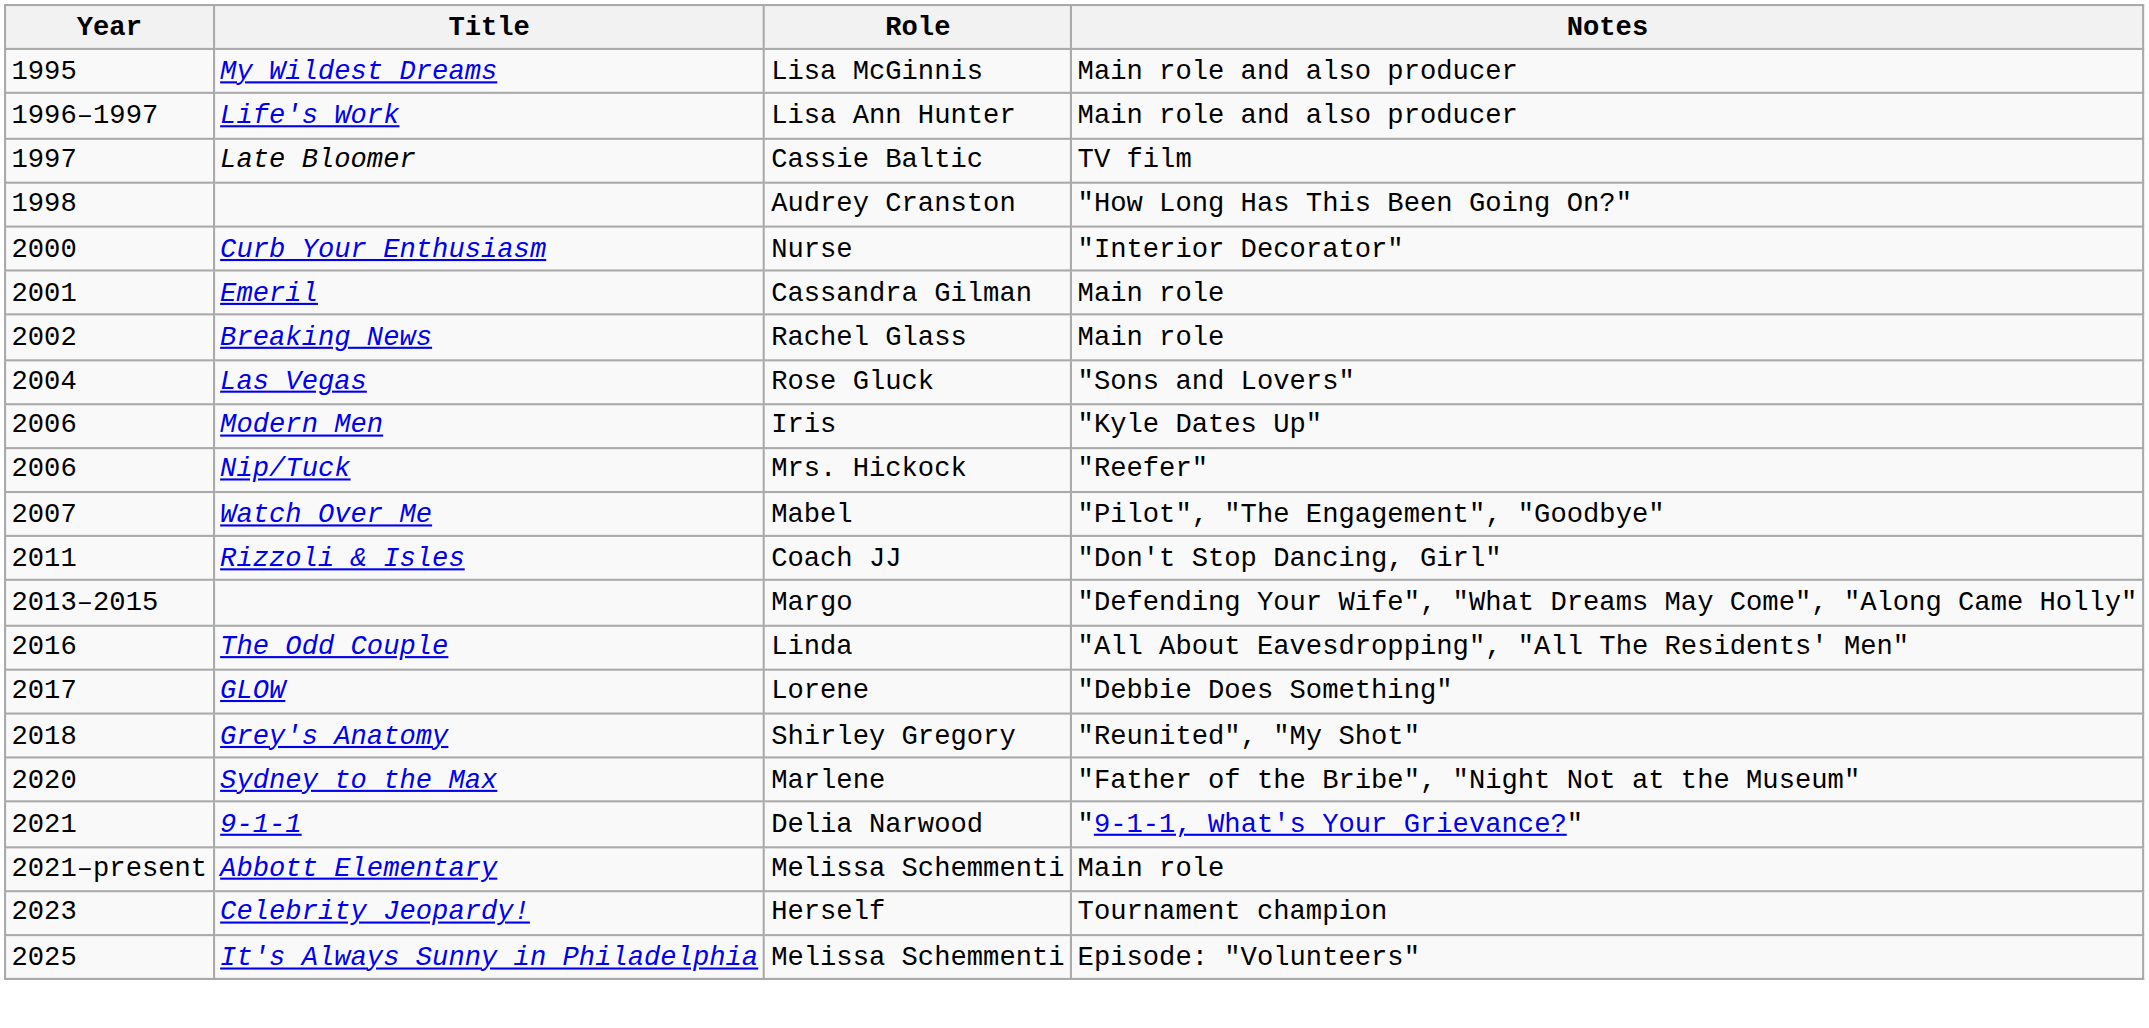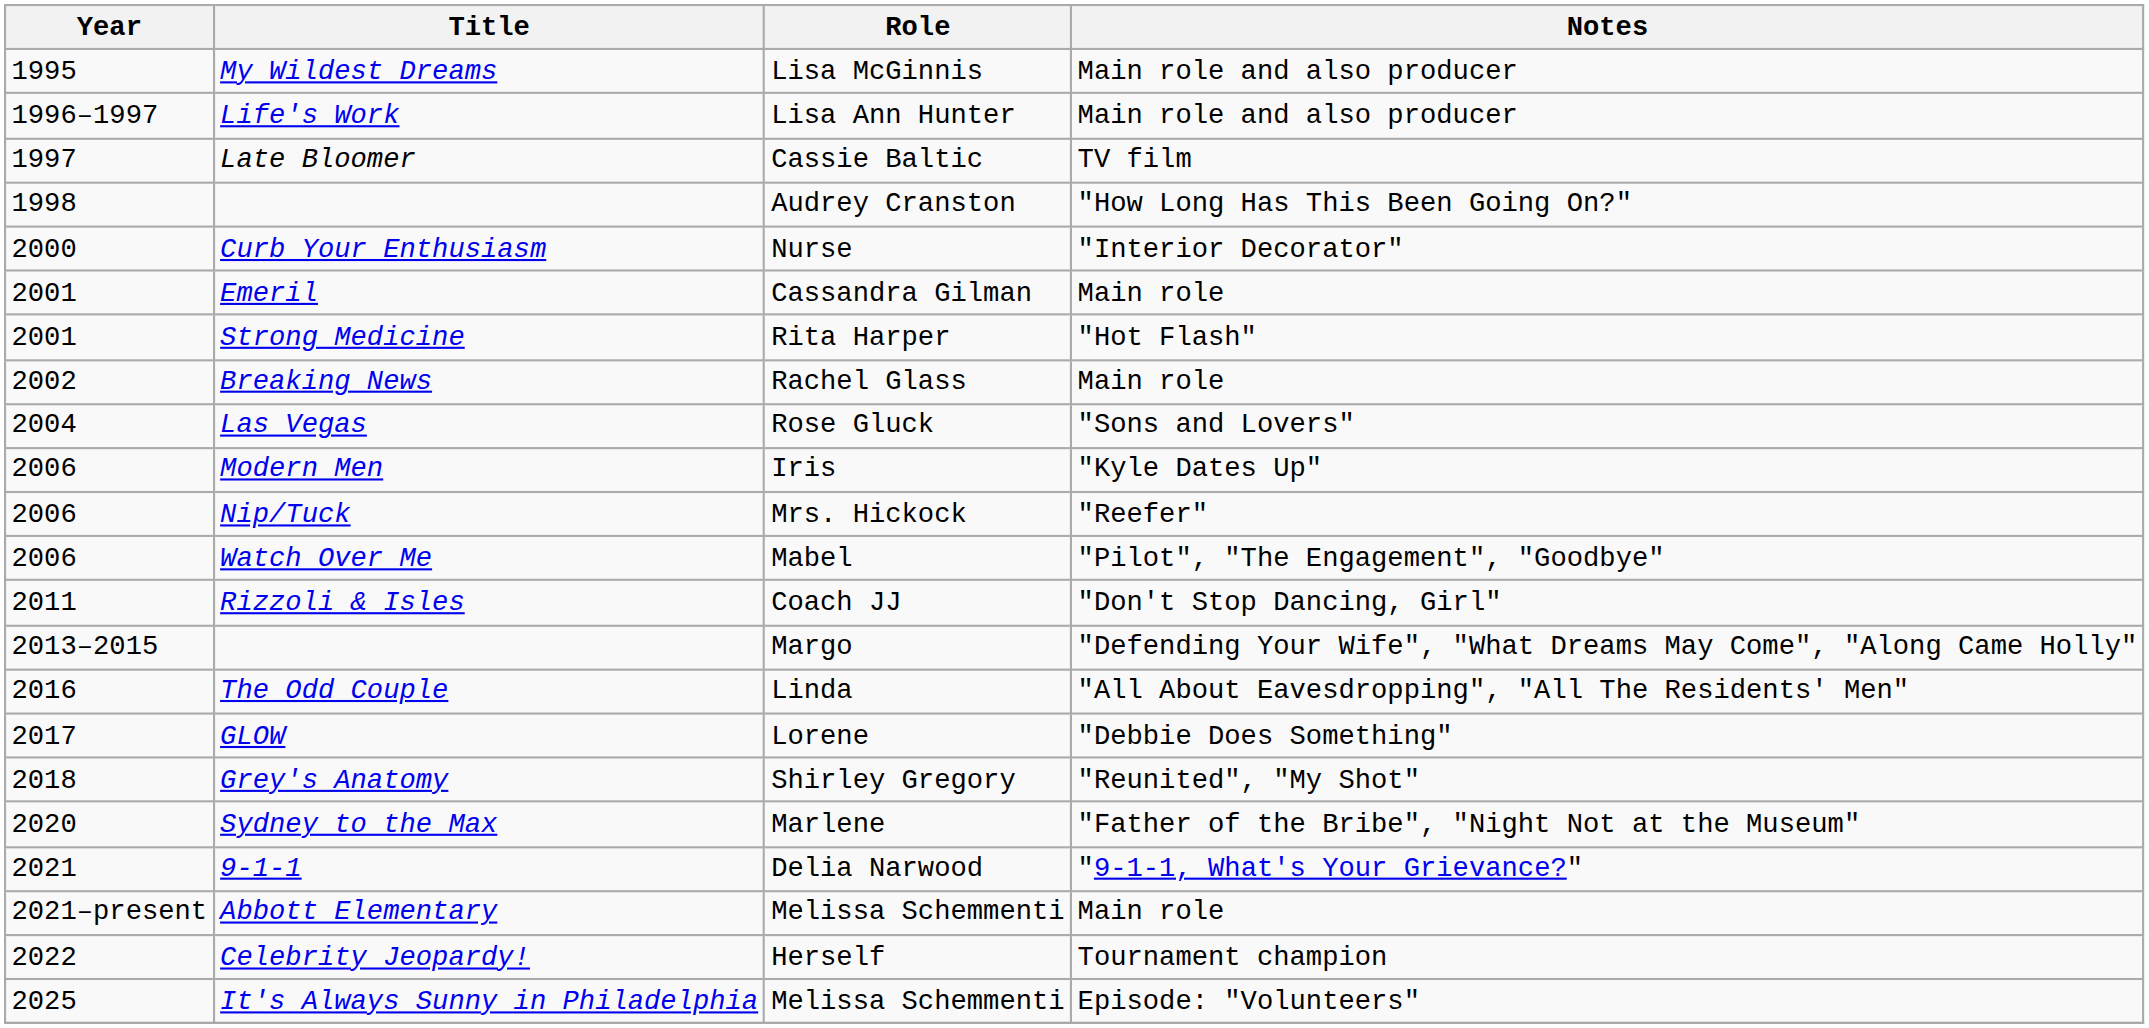+ row: (342, 337)
(44, 514) 2007 -> (44, 559) 2006
(44, 913) 2023 -> (44, 957) 2022
